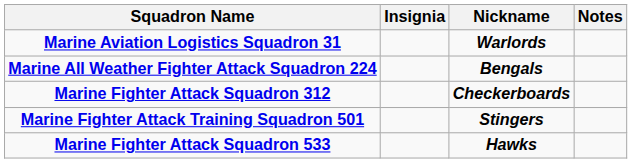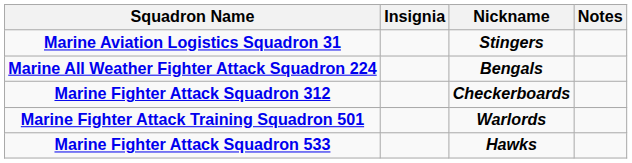(511, 42) Warlords -> (511, 42) Stingers
(511, 119) Stingers -> (511, 119) Warlords
